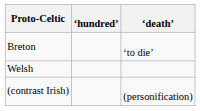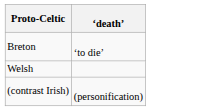- column: (96, 24)
